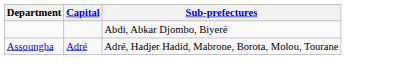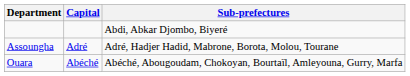+ row: (20, 63)
